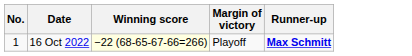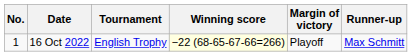+ column: (130, 19)
(299, 43) bold -> (374, 43) normal
